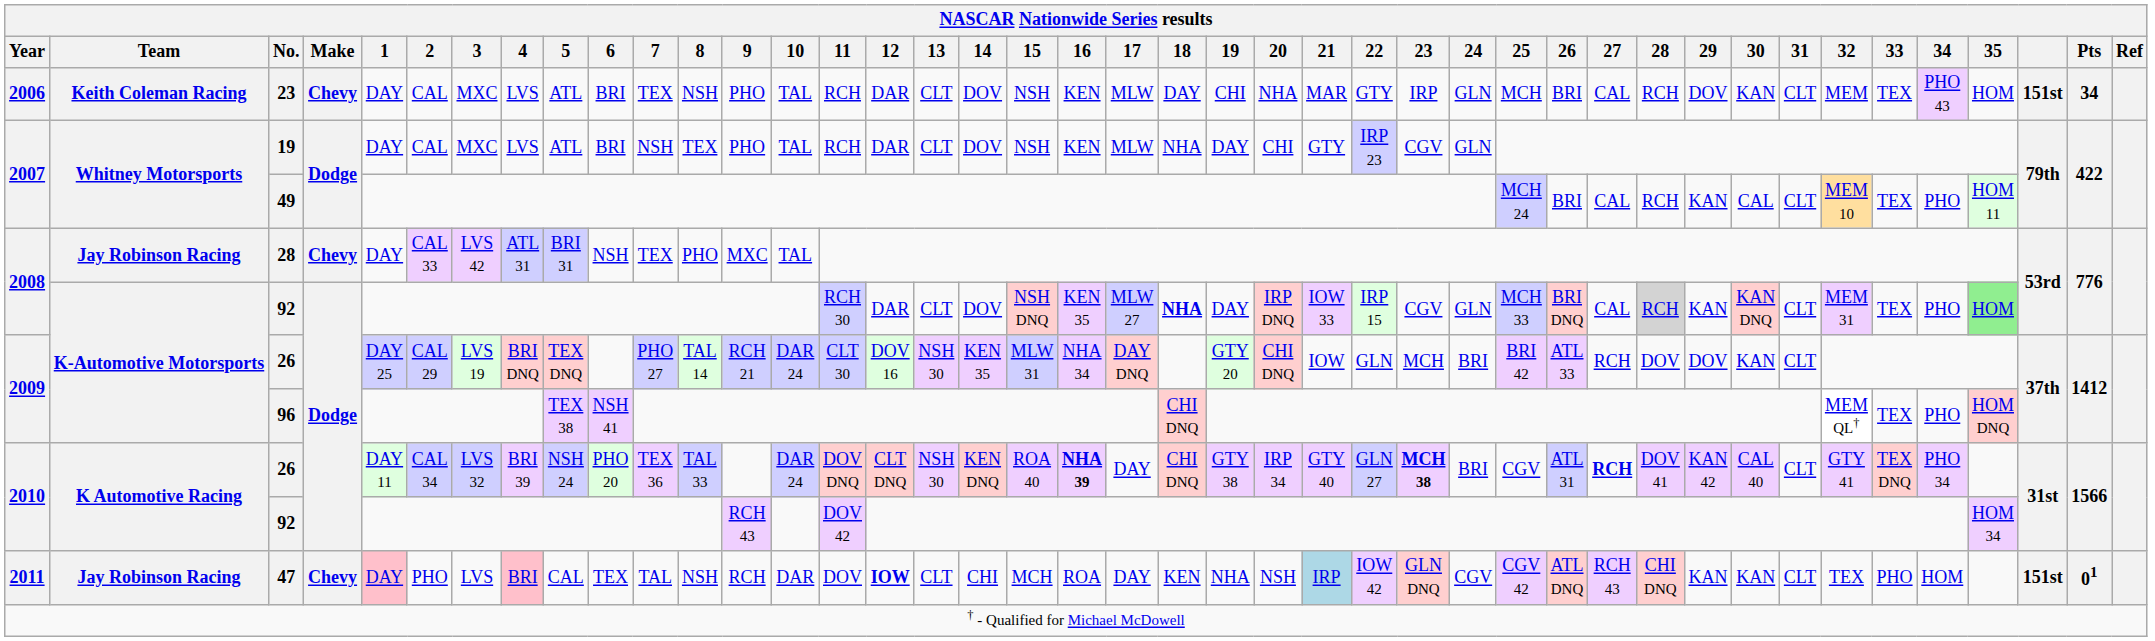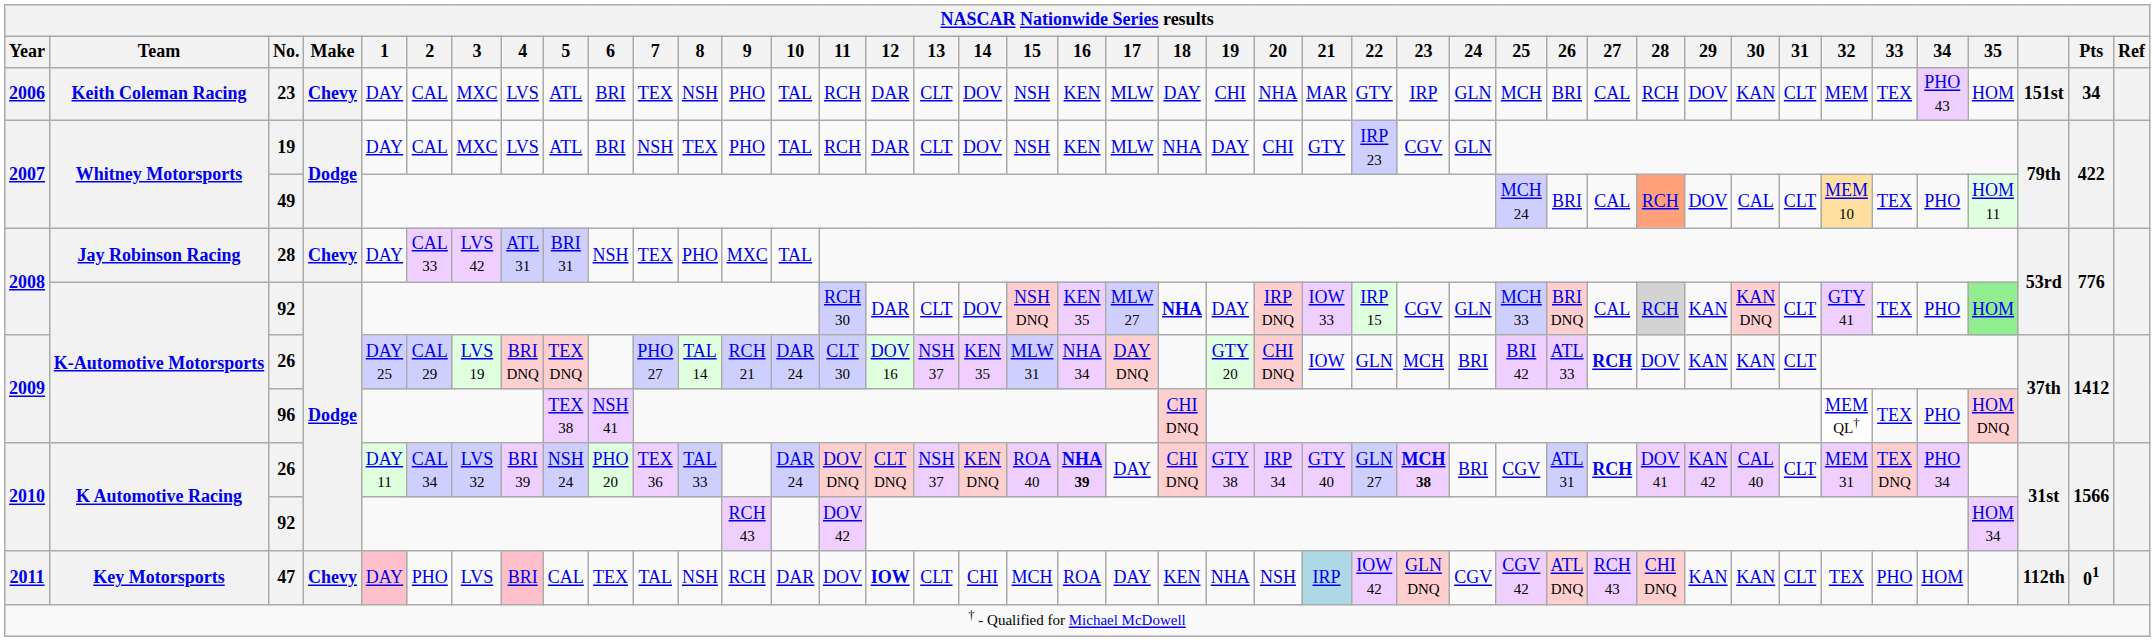(1660, 201) no background -> (1660, 201) lightsalmon background
(1708, 201) KAN -> (1708, 201) DOV
(1846, 307) MEM 31 -> (1846, 307) GTY 41
(936, 361) NSH 30 -> (936, 361) NSH 37
(1612, 362) normal -> (1612, 362) bold
(1708, 362) DOV -> (1708, 362) KAN
(936, 469) NSH 30 -> (936, 469) NSH 37
(1846, 469) GTY 41 -> (1846, 469) MEM 31
(159, 577) Jay Robinson Racing -> (159, 577) Key Motorsports
(2043, 577) 151st -> (2044, 577) 112th
